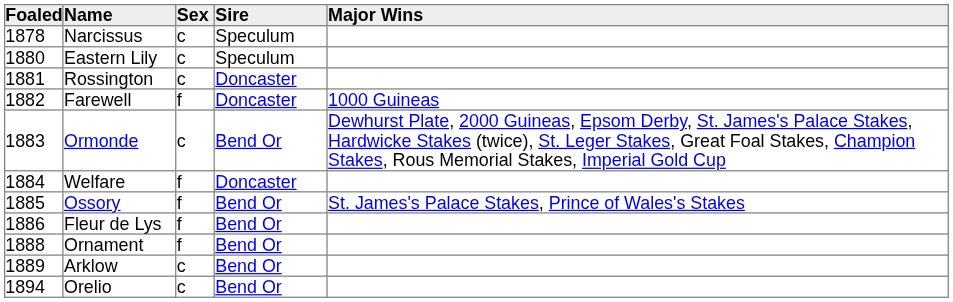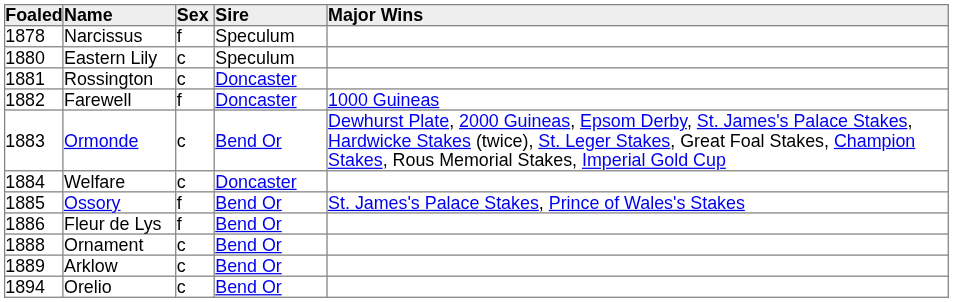(181, 36) c -> (179, 36) f
(179, 181) f -> (181, 181) c
(179, 245) f -> (181, 245) c
